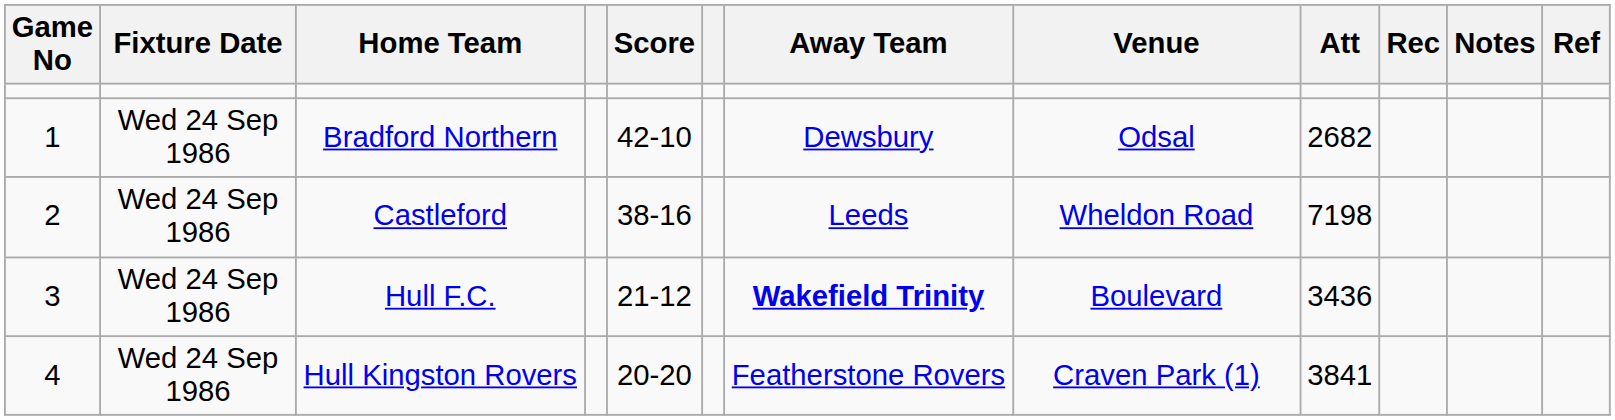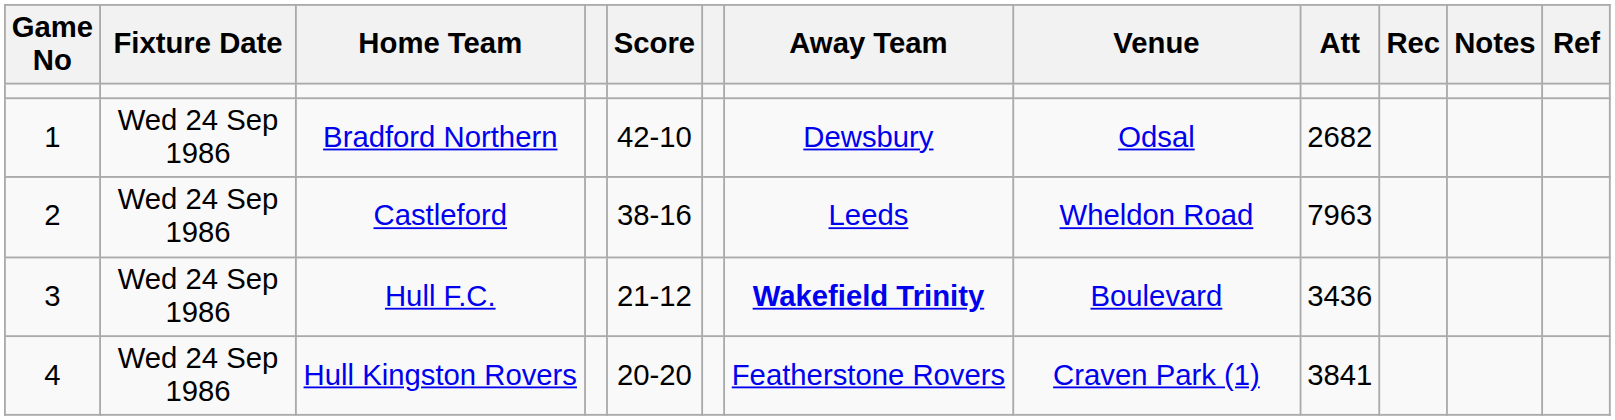(1340, 216) 7198 -> (1340, 216) 7963
